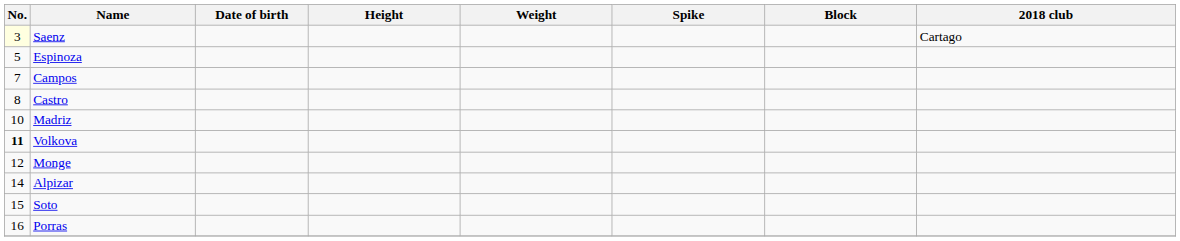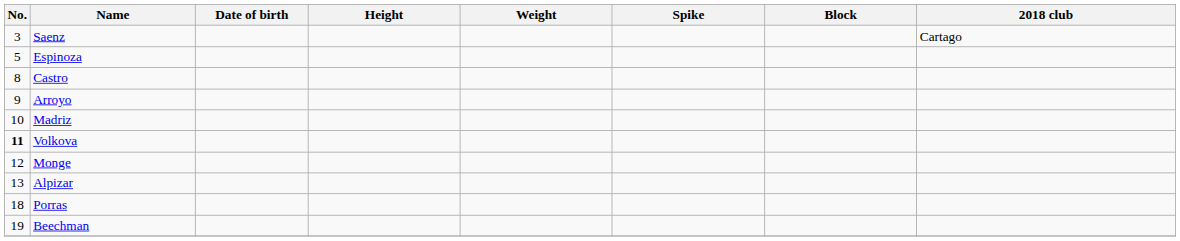(17, 36) lightyellow background -> (17, 36) no background
- row: (55, 78)
+ row: (52, 99)
(17, 183) 14 -> (17, 183) 13
- row: (45, 204)
(17, 225) 16 -> (17, 204) 18
+ row: (61, 225)
